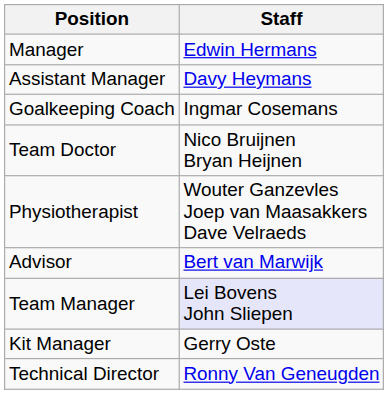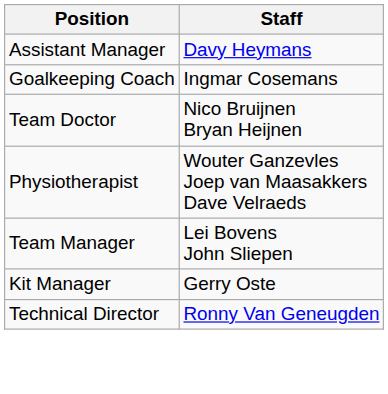- row: (46, 49)
- row: (40, 262)
(238, 303) lavender background -> (238, 243) no background
